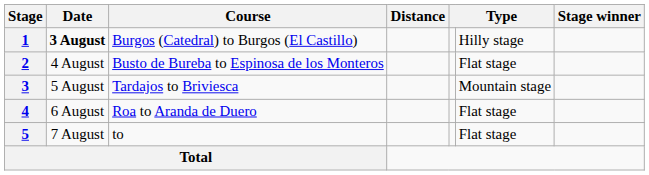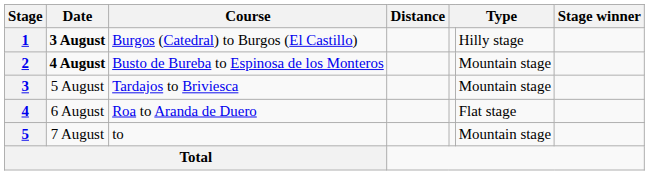(77, 63) normal -> (77, 63) bold
(488, 63) Flat stage -> (505, 63) Mountain stage
(488, 134) Flat stage -> (505, 134) Mountain stage
